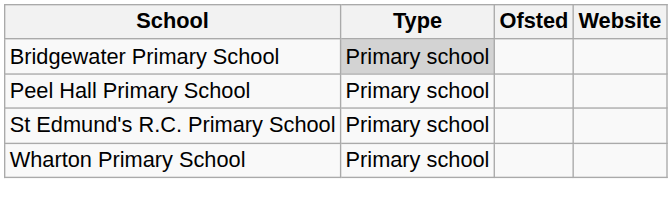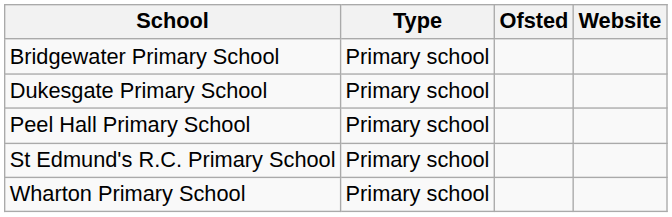(418, 56) lightgrey background -> (418, 56) no background
+ row: (139, 90)
